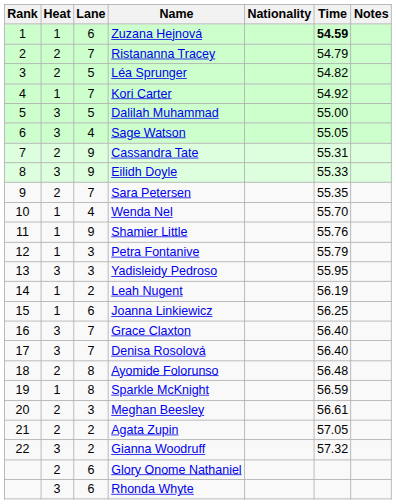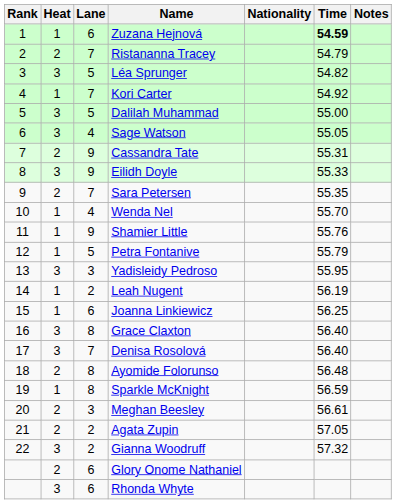(57, 73) 2 -> (57, 73) 3
(91, 251) 3 -> (91, 251) 5
(91, 331) 7 -> (91, 331) 8
